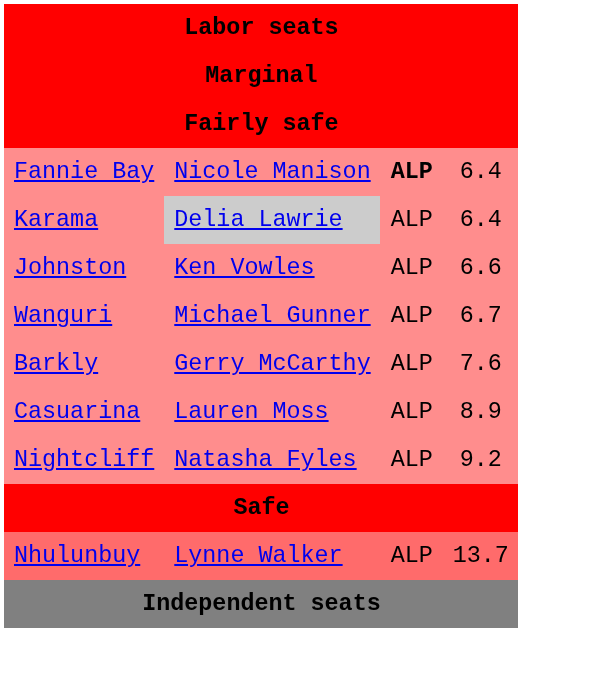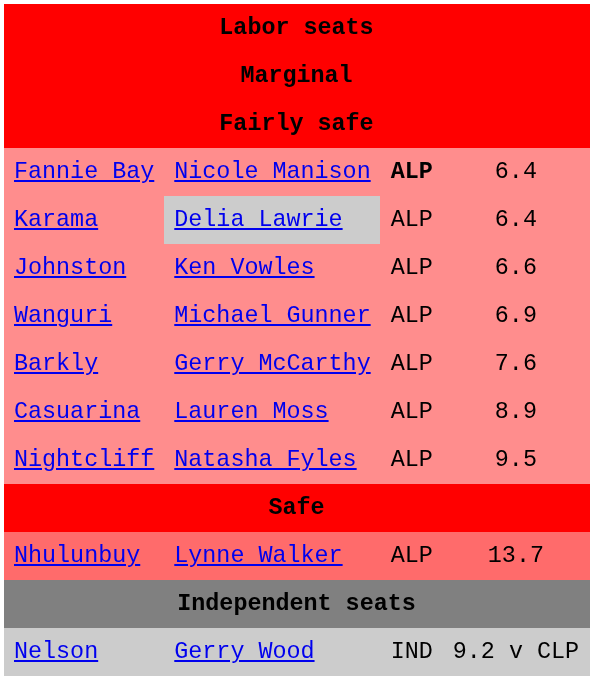(481, 316) 6.7 -> (516, 316) 6.9
(481, 460) 9.2 -> (516, 460) 9.5
+ row: (56, 652)
